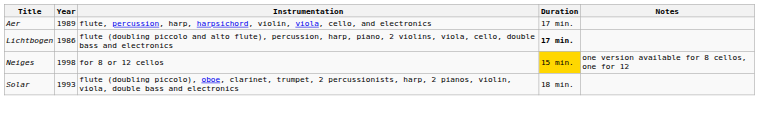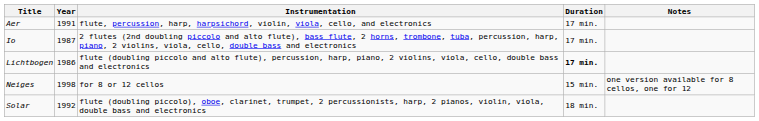(66, 23) 1989 -> (66, 23) 1991
+ row: (11, 41)
(557, 62) gold background -> (582, 84) no background
(66, 84) 1993 -> (66, 106) 1992
